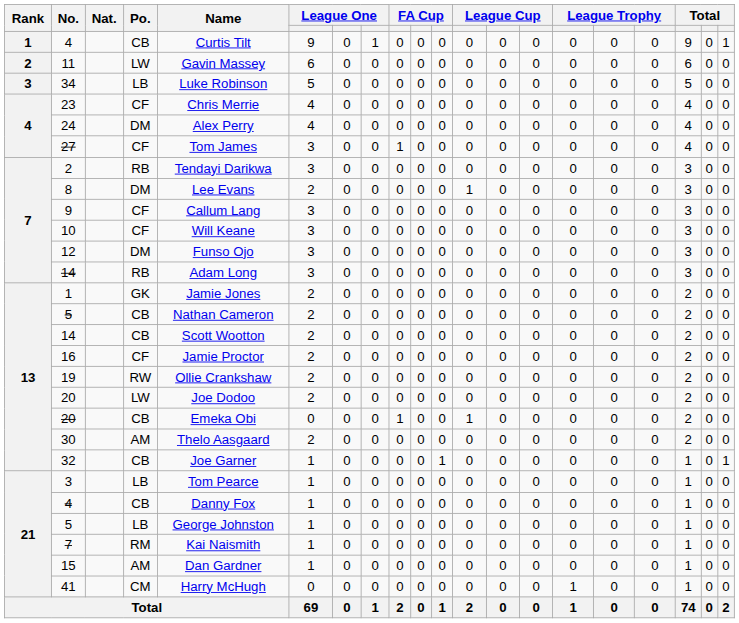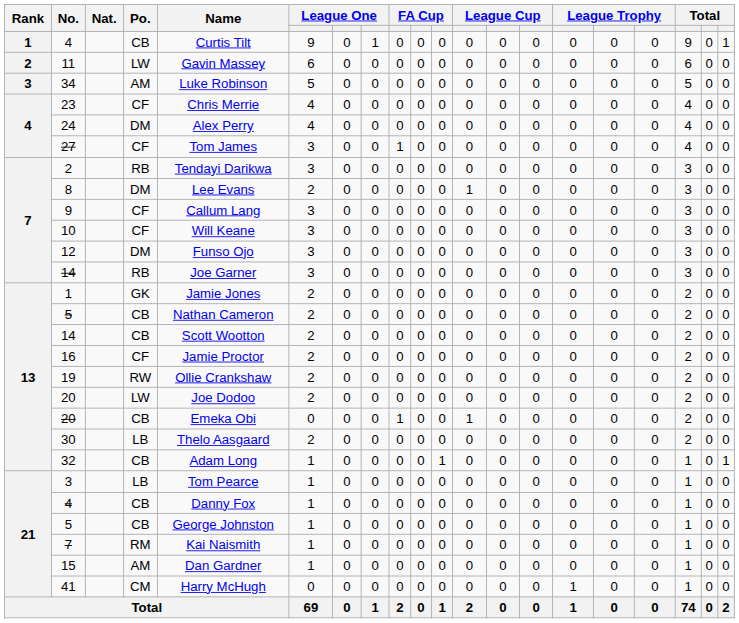(140, 84) LB -> (140, 84) AM
(223, 272) Adam Long -> (223, 272) Joe Garner
(140, 440) AM -> (140, 440) LB
(223, 461) Joe Garner -> (223, 461) Adam Long
(140, 524) LB -> (140, 524) CB
